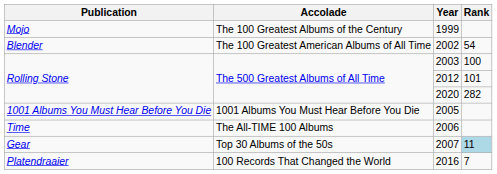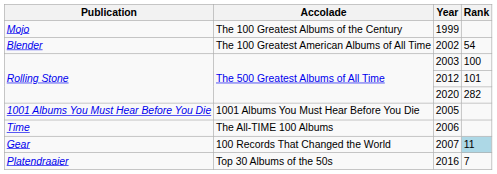(274, 144) Top 30 Albums of the 50s -> (303, 144) 100 Records That Changed the World
(303, 161) 100 Records That Changed the World -> (274, 161) Top 30 Albums of the 50s
